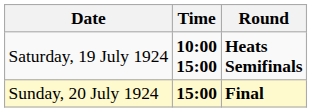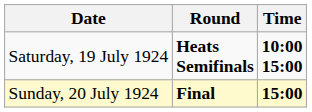columns swapped: (197, 18) <-> (264, 18)
